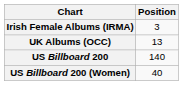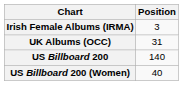(157, 42) 13 -> (157, 42) 31
